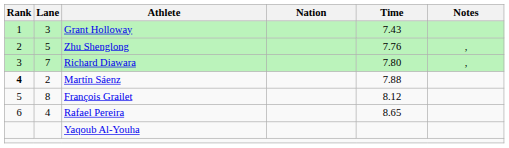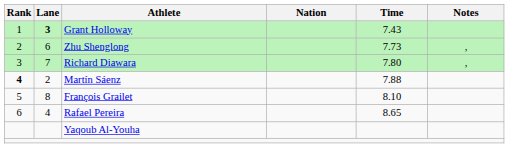(48, 29) normal -> (48, 29) bold
(48, 46) 5 -> (48, 46) 6
(392, 46) 7.76 -> (392, 46) 7.73
(392, 96) 8.12 -> (392, 96) 8.10
